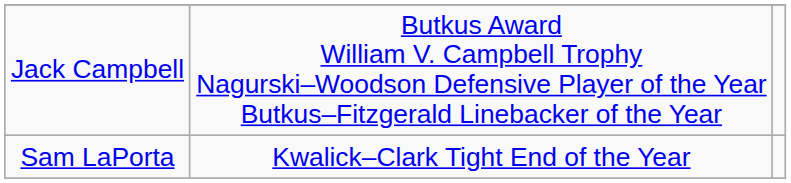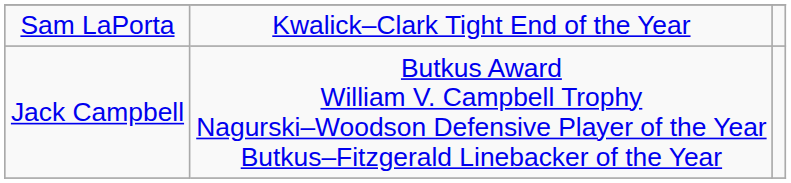rows swapped: (97, 69) <-> (97, 156)
